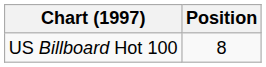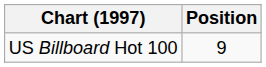(222, 47) 8 -> (222, 47) 9
